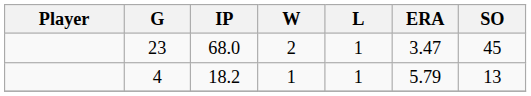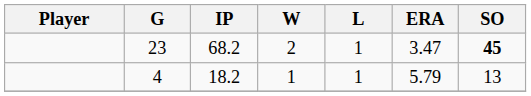(224, 47) 68.0 -> (224, 47) 68.2
(492, 47) normal -> (492, 47) bold
